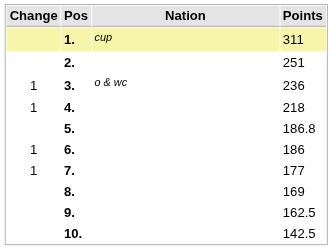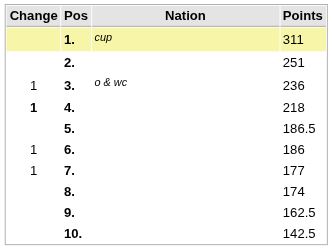(34, 107) normal -> (34, 107) bold
(299, 128) 186.8 -> (299, 128) 186.5
(294, 191) 169 -> (294, 191) 174
